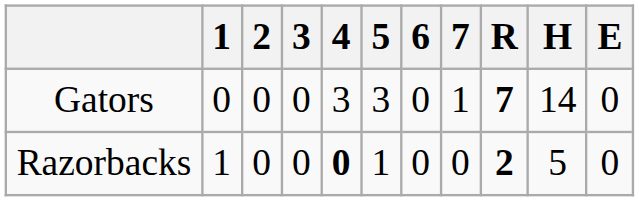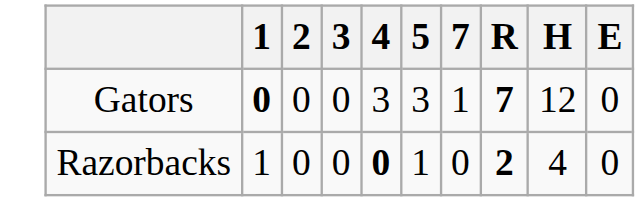- column: (421, 36)
(222, 99) normal -> (262, 99) bold
(558, 99) 14 -> (558, 99) 12
(558, 162) 5 -> (558, 162) 4
